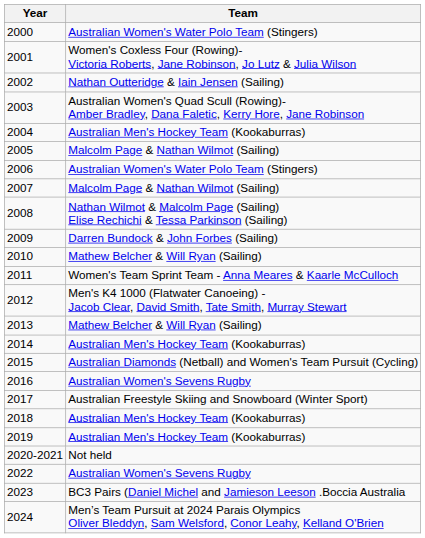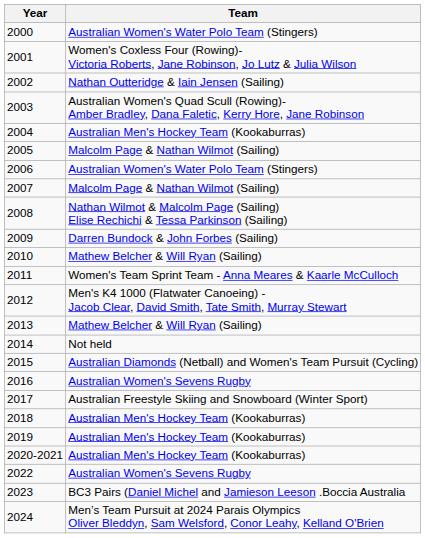(187, 344) Australian Men's Hockey Team (Kookaburras) -> (90, 344) Not held
(90, 455) Not held -> (187, 455) Australian Men's Hockey Team (Kookaburras)
